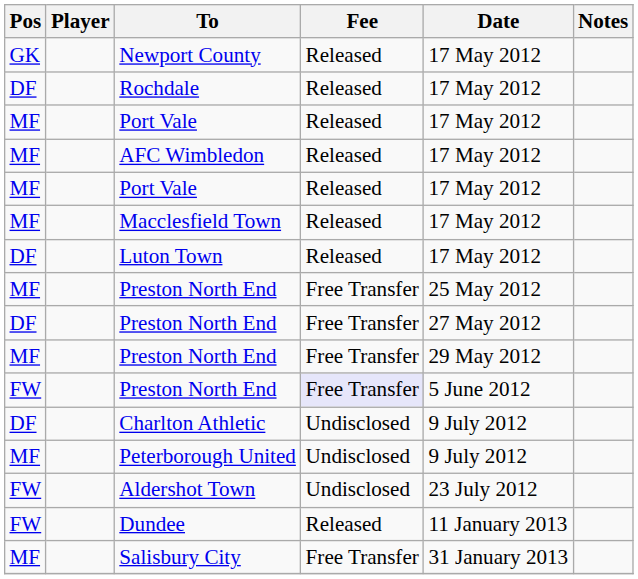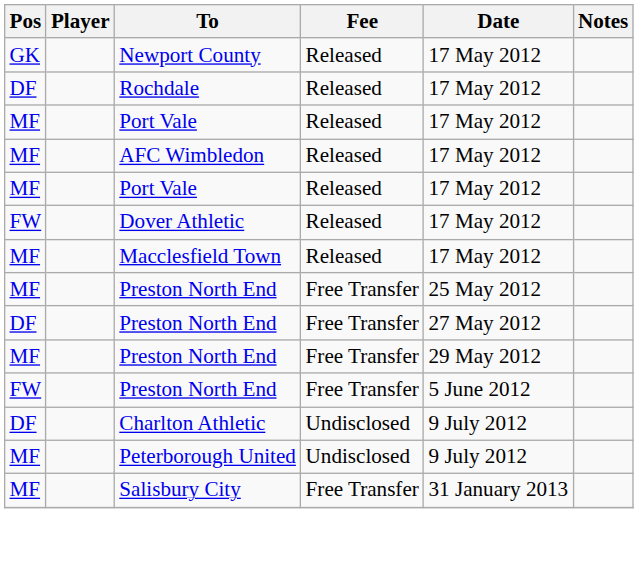+ row: (25, 222)
- row: (23, 255)
(362, 389) lavender background -> (362, 389) no background
- row: (25, 490)
- row: (25, 523)
